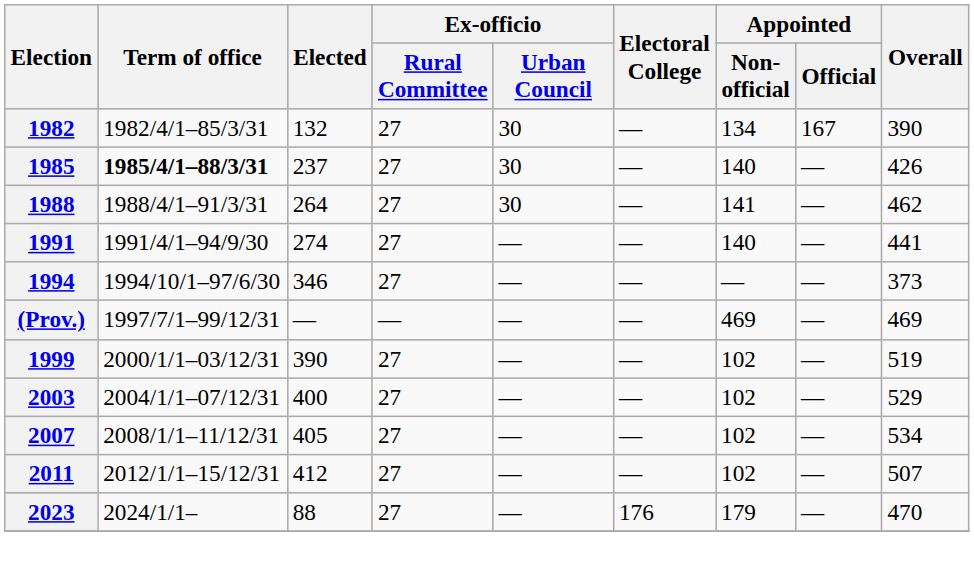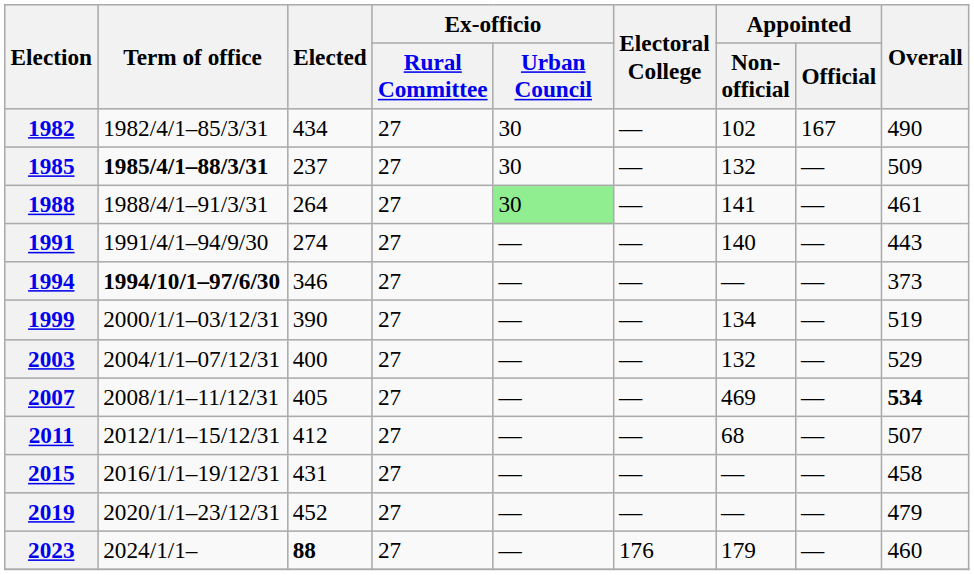(310, 128) 132 -> (310, 128) 434
(738, 128) 134 -> (738, 128) 102
(905, 128) 390 -> (905, 128) 490
(738, 166) 140 -> (738, 166) 132
(905, 166) 426 -> (905, 166) 509
(510, 204) no background -> (510, 204) lightgreen background
(905, 204) 462 -> (905, 204) 461
(905, 243) 441 -> (905, 243) 443
(192, 281) normal -> (192, 281) bold
- row: (51, 319)
(738, 358) 102 -> (738, 319) 134
(738, 396) 102 -> (738, 358) 132
(738, 434) 102 -> (738, 396) 469
(905, 434) normal -> (905, 396) bold
(738, 473) 102 -> (733, 434) 68
+ row: (51, 473)
+ row: (51, 511)
(304, 511) normal -> (304, 549) bold
(905, 511) 470 -> (905, 549) 460
